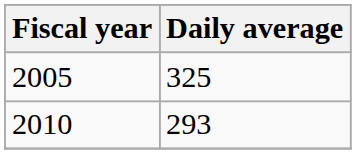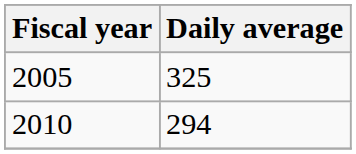(189, 124) 293 -> (189, 124) 294
